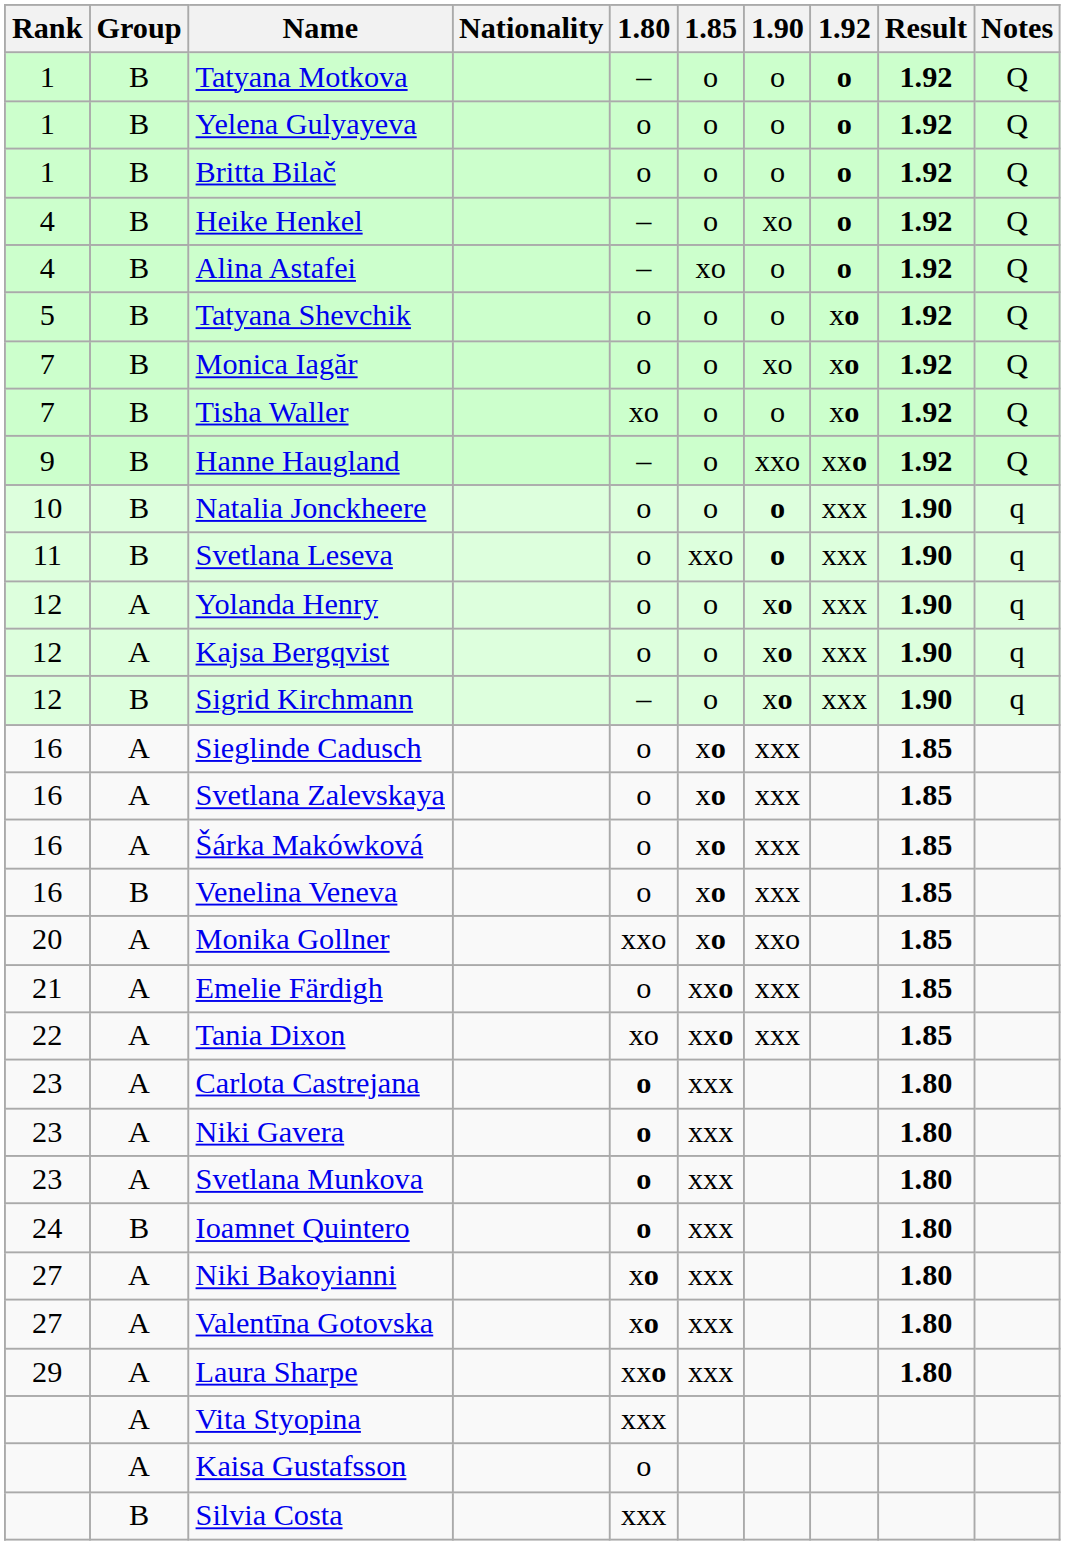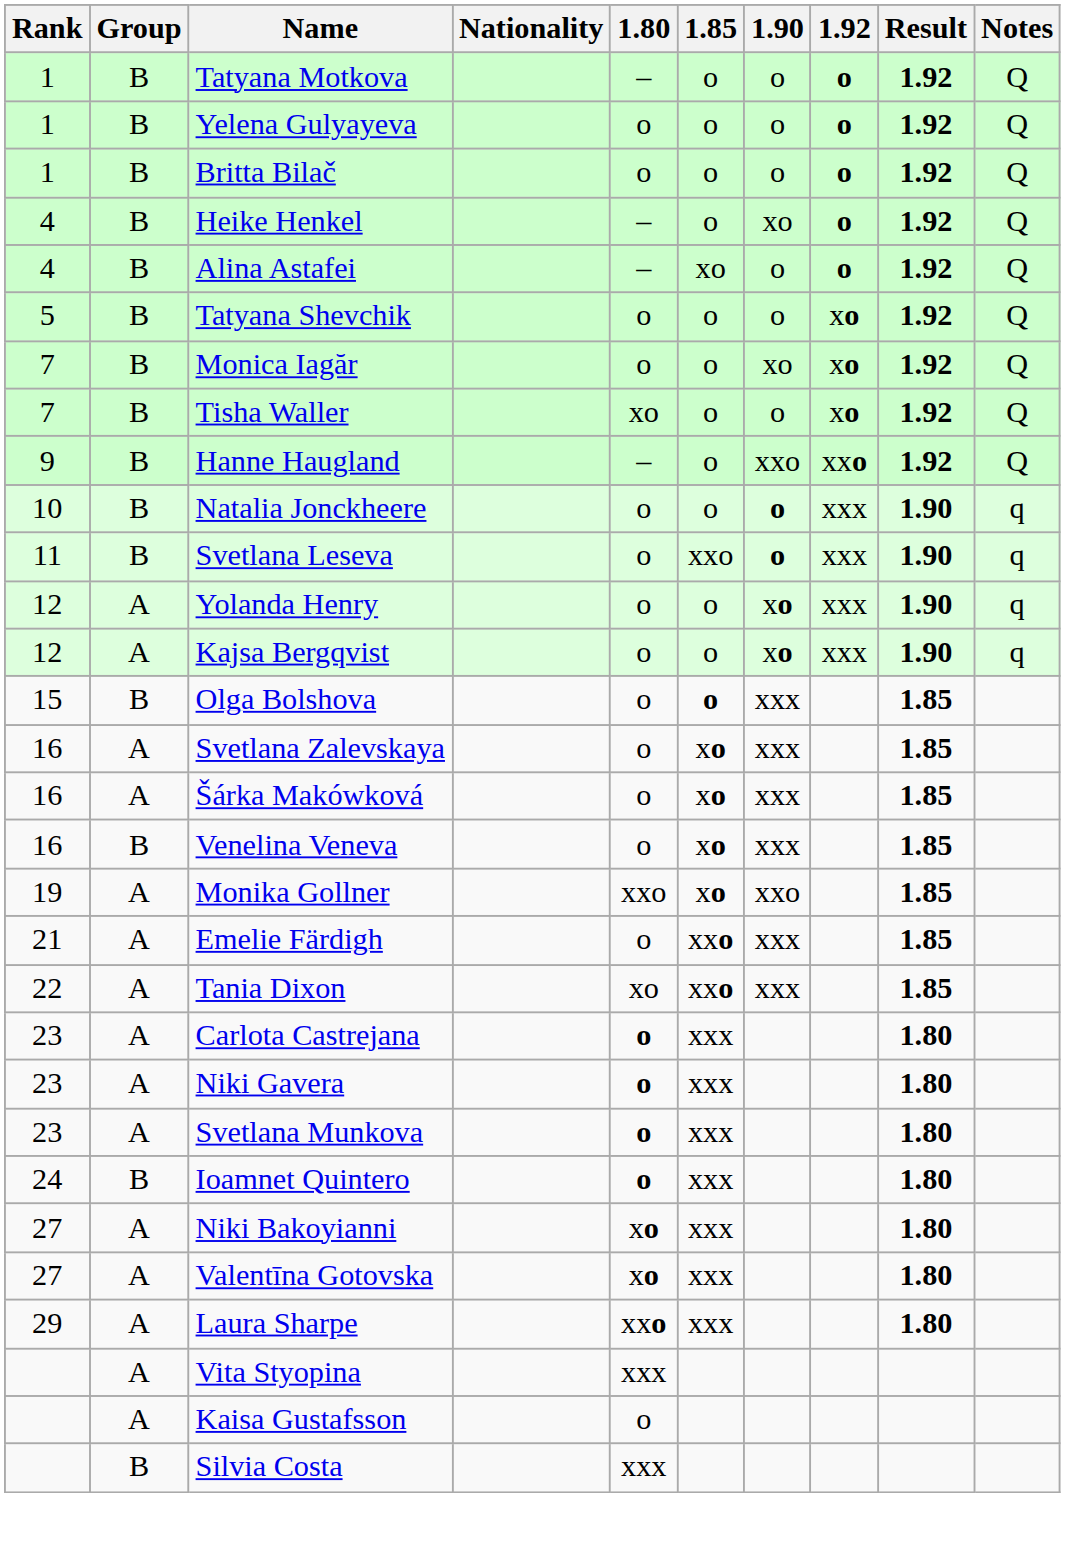- row: (304, 699)
+ row: (286, 699)
- row: (309, 747)
(47, 939) 20 -> (47, 891) 19
